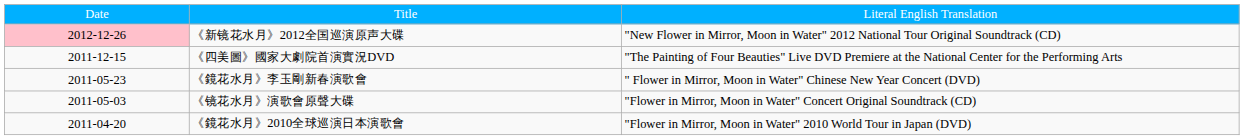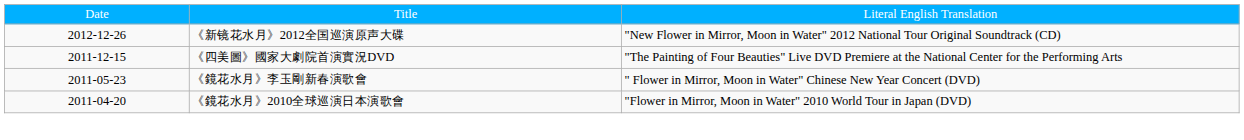(97, 35) pink background -> (97, 35) no background
- row: (274, 101)
